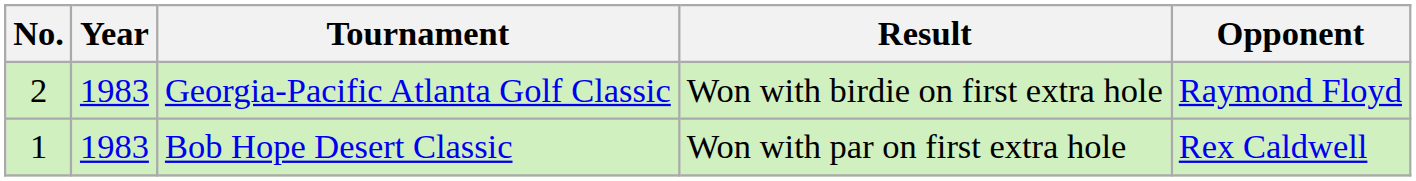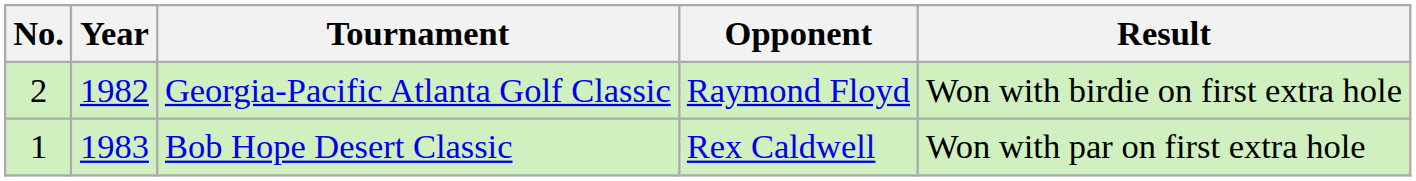columns swapped: (1290, 33) <-> (925, 33)
(114, 90) 1983 -> (114, 90) 1982
